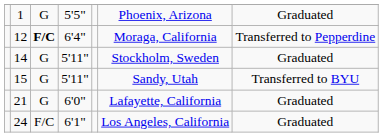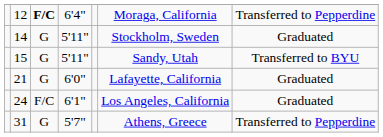- row: (20, 15)
+ row: (20, 121)
